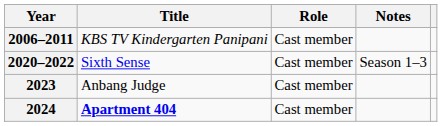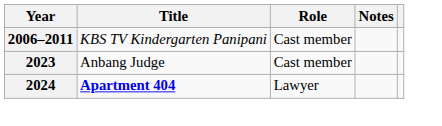- row: (41, 62)
(314, 109) Cast member -> (296, 86) Lawyer
